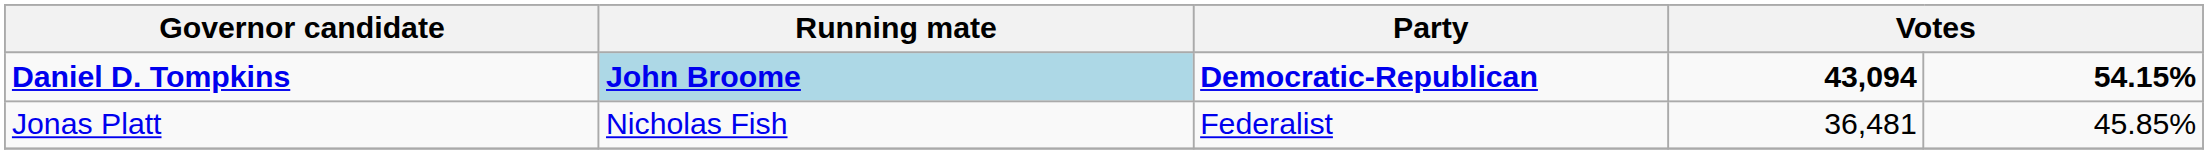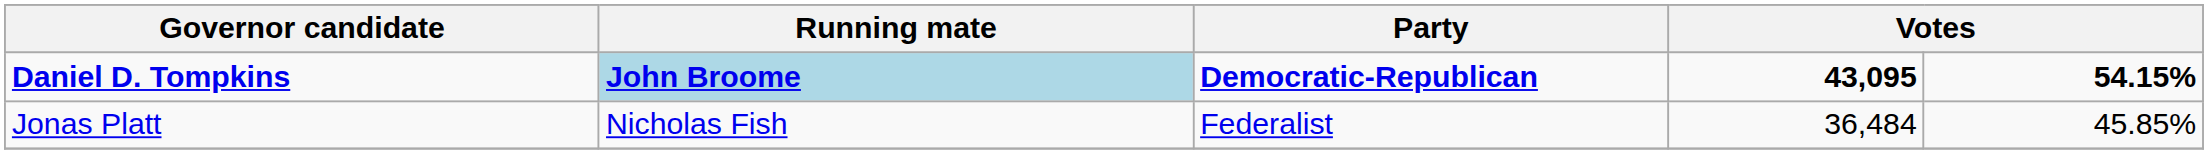(1870, 76) 43,094 -> (1870, 76) 43,095
(1870, 124) 36,481 -> (1870, 124) 36,484
